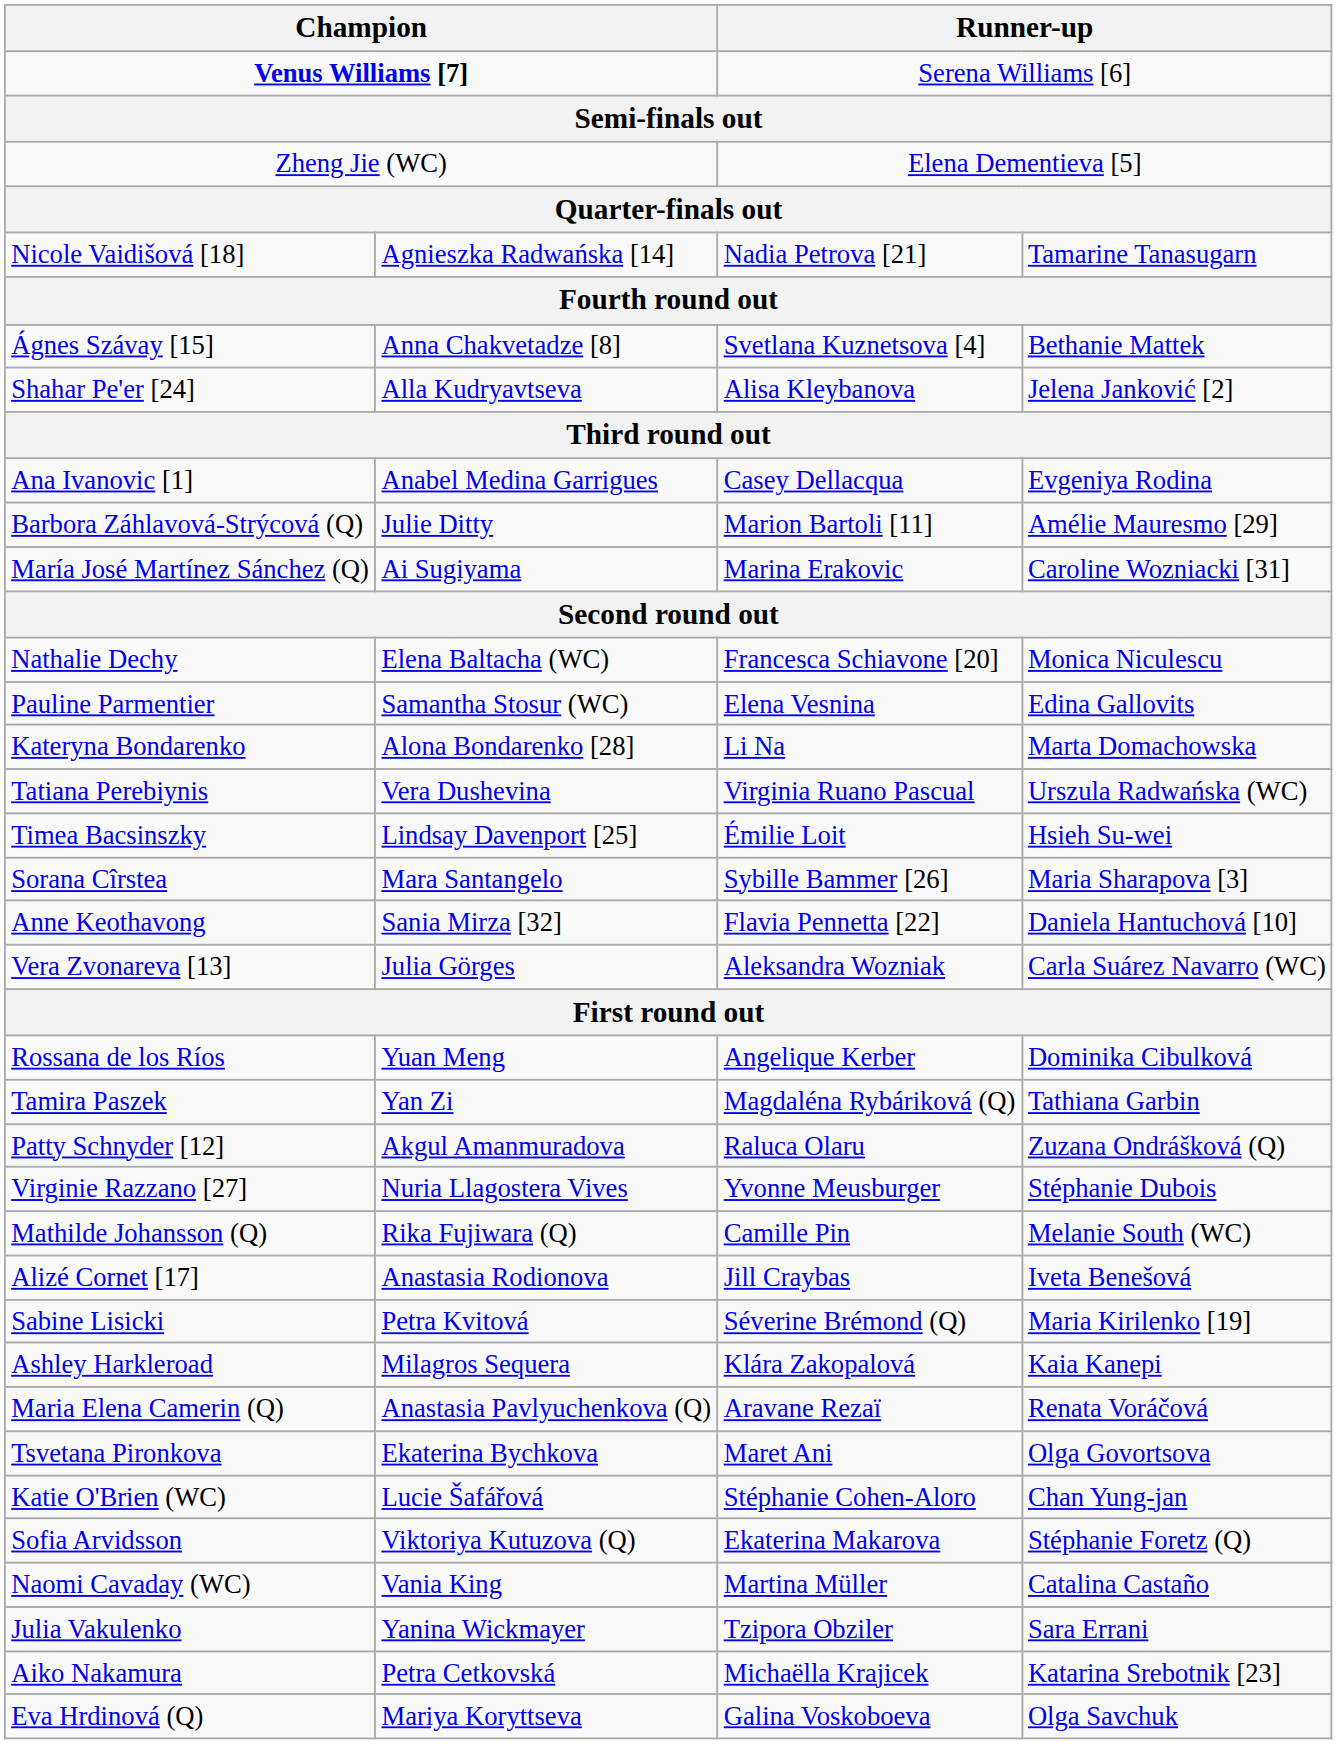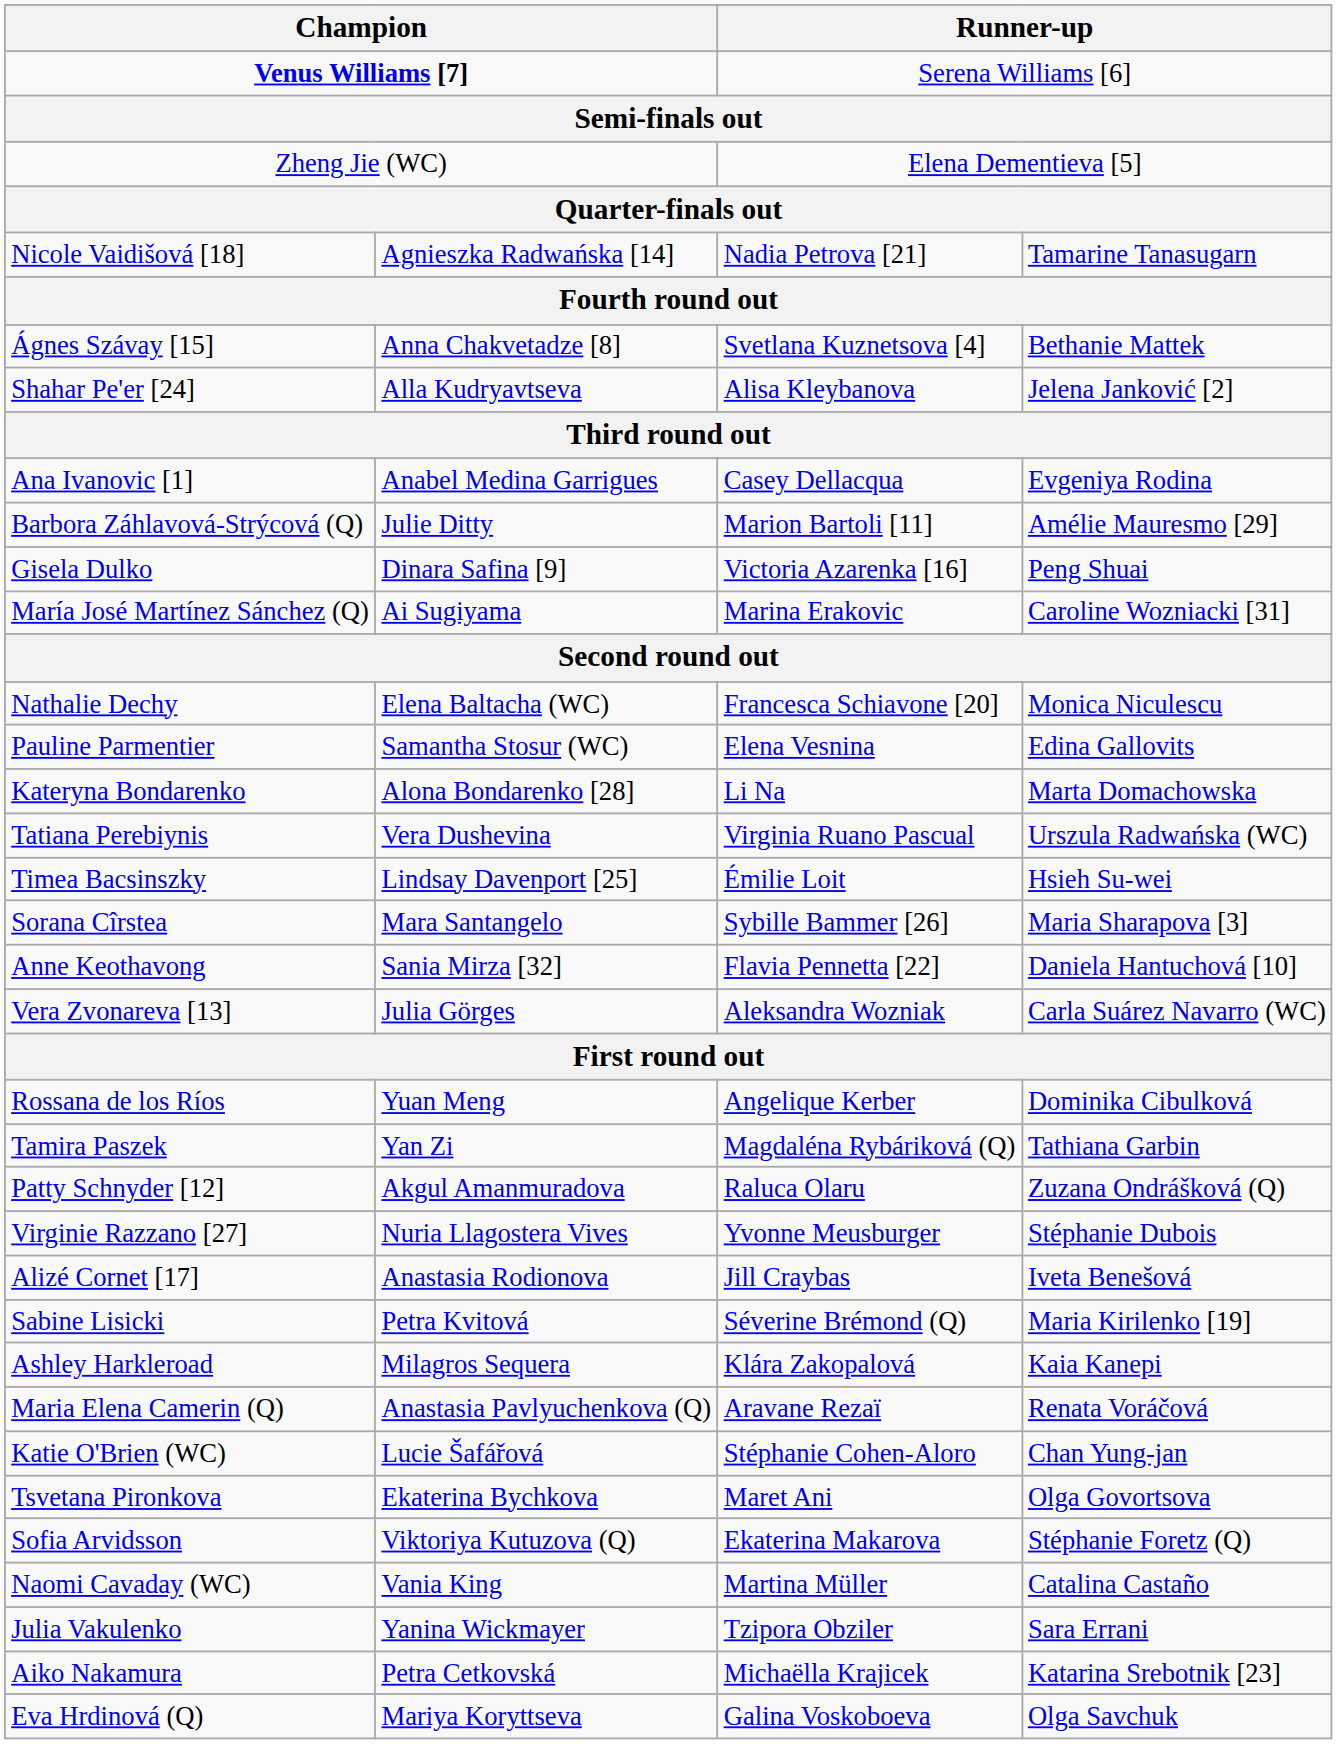+ row: (82, 568)
- row: (139, 1233)
rows swapped: (119, 1497) <-> (116, 1453)
